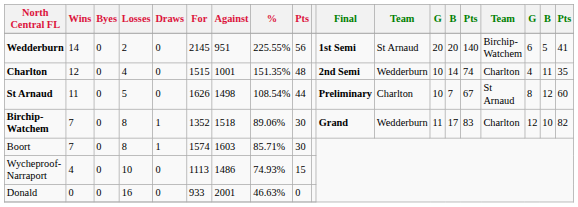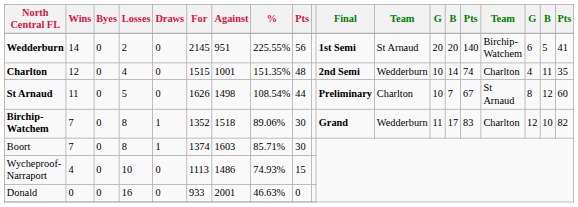(199, 146) 1574 -> (199, 146) 1374
